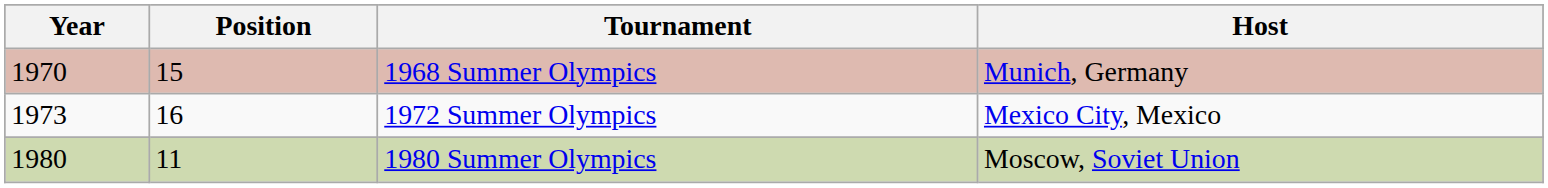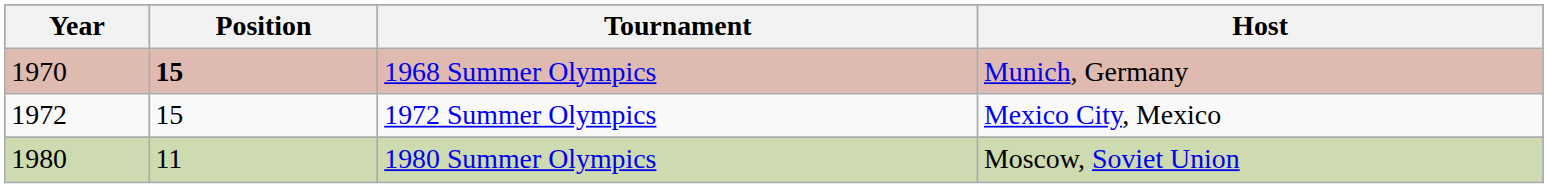(169, 70) normal -> (169, 70) bold
(39, 114) 1973 -> (39, 114) 1972
(169, 114) 16 -> (169, 114) 15
